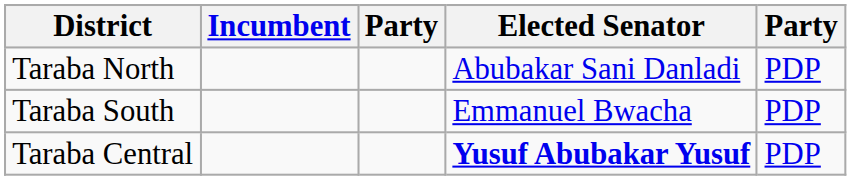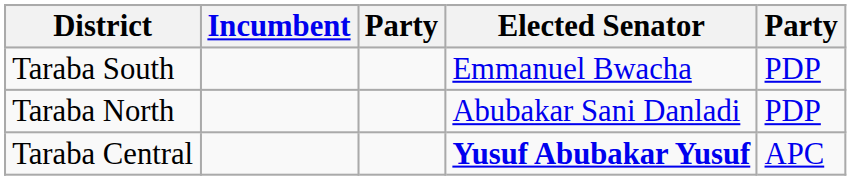rows swapped: (93, 111) <-> (93, 68)
(793, 153) PDP -> (794, 153) APC
